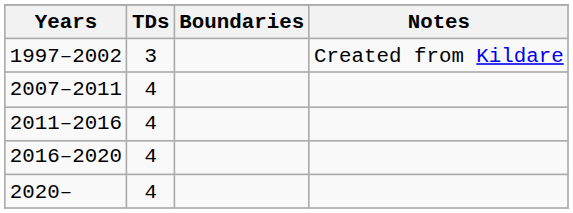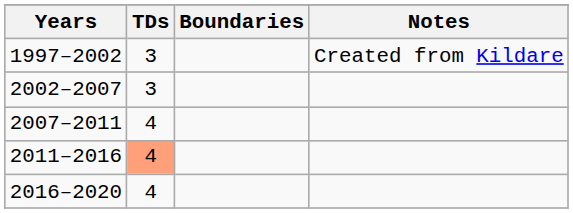+ row: (66, 90)
(151, 123) no background -> (151, 157) lightsalmon background
- row: (41, 191)
